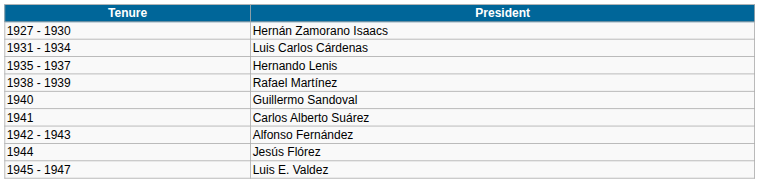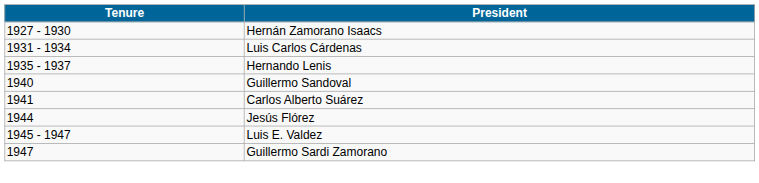- row: (295, 83)
- row: (303, 135)
+ row: (317, 152)
